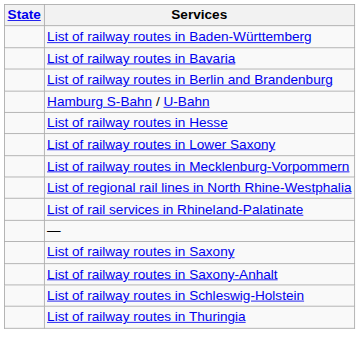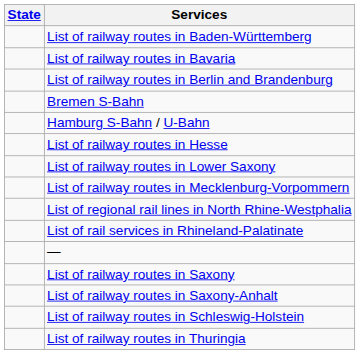+ row: (95, 101)
